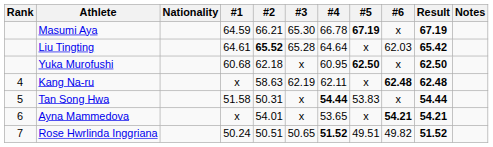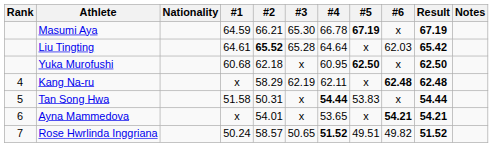(269, 82) 58.63 -> (269, 82) 58.29
(269, 133) 50.51 -> (269, 133) 58.57
